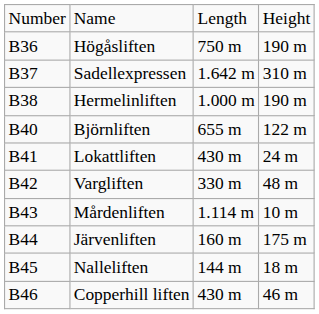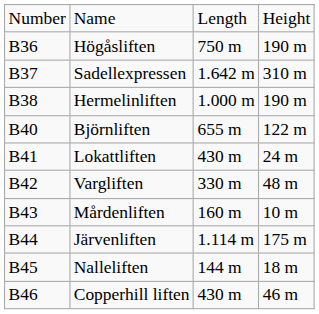(226, 211) 1.114 m -> (220, 211) 160 m
(220, 239) 160 m -> (226, 239) 1.114 m
